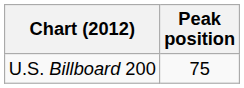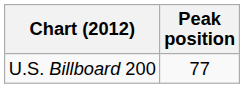(200, 68) 75 -> (200, 68) 77
